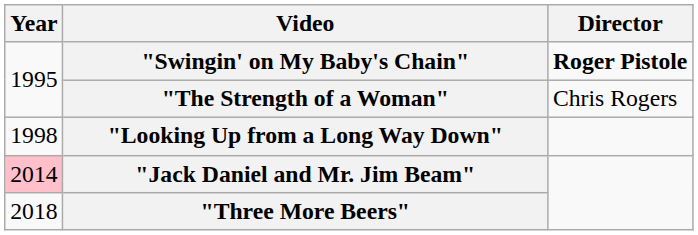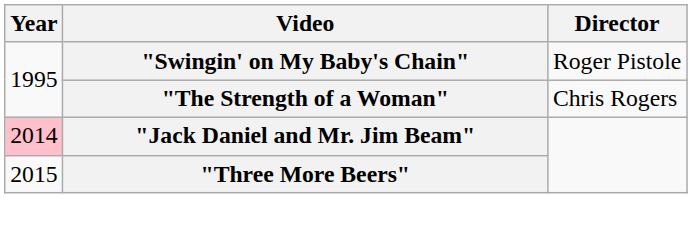(620, 60) bold -> (617, 60) normal
- row: (305, 135)
(34, 211) 2018 -> (34, 173) 2015
